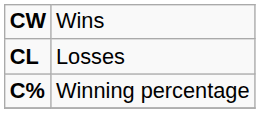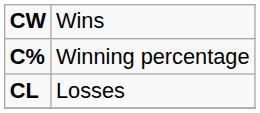rows swapped: (24, 56) <-> (27, 90)
